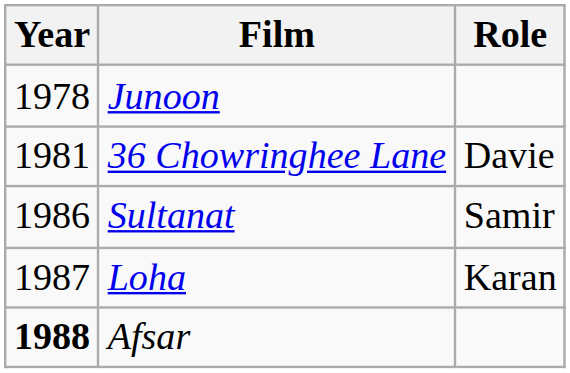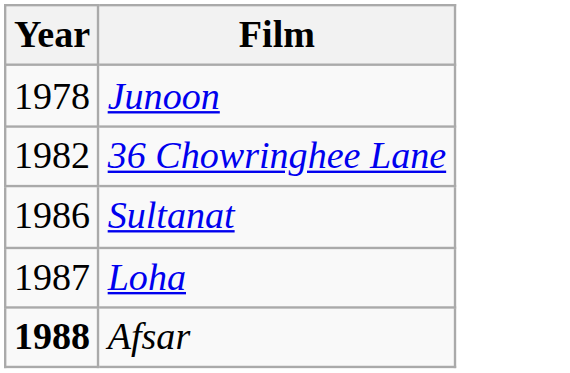- column: (510, 34)
(52, 155) 1981 -> (52, 155) 1982
